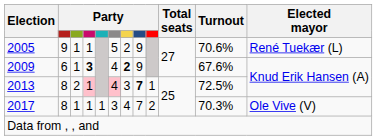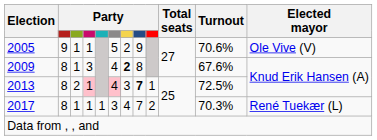(296, 47) René Tuekær (L) -> (283, 47) Ole Vive (V)
(64, 67) 6 -> (64, 67) 8
(89, 67) bold -> (89, 67) normal
(139, 67) 9 -> (139, 67) 8
(283, 106) Ole Vive (V) -> (296, 106) René Tuekær (L)
